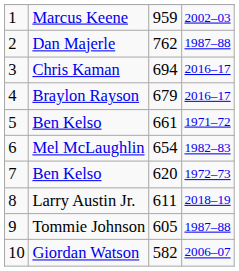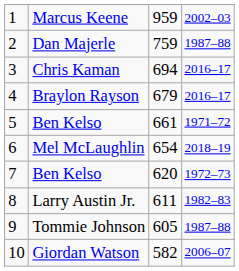(165, 43) 762 -> (165, 43) 759
(208, 148) 1982–83 -> (208, 148) 2018–19
(208, 200) 2018–19 -> (208, 200) 1982–83
